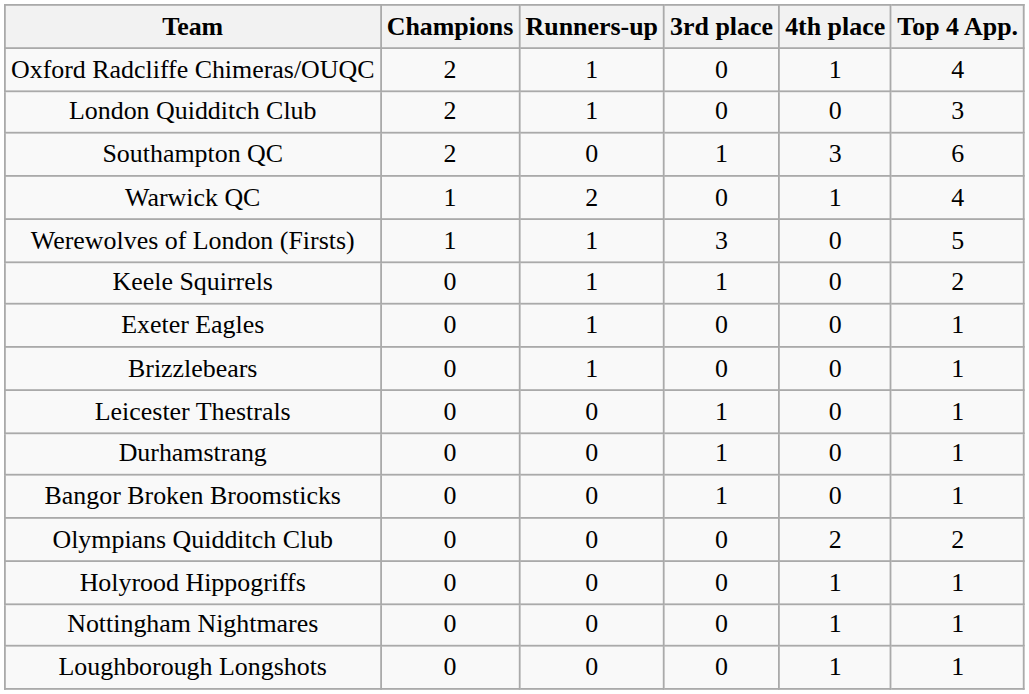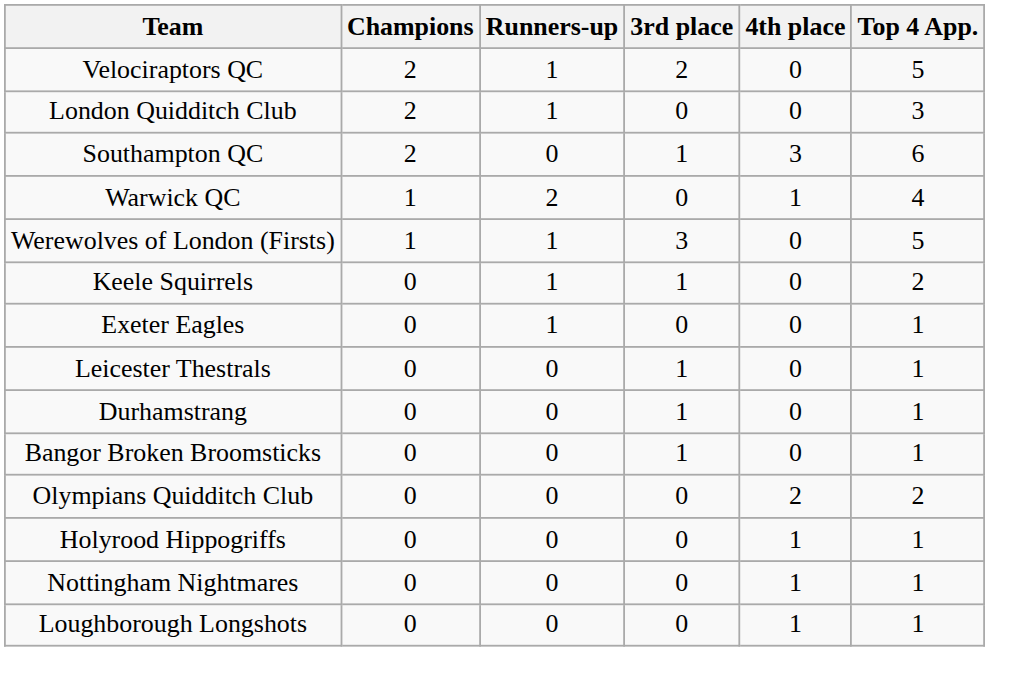+ row: (173, 69)
- row: (193, 69)
- row: (193, 368)
